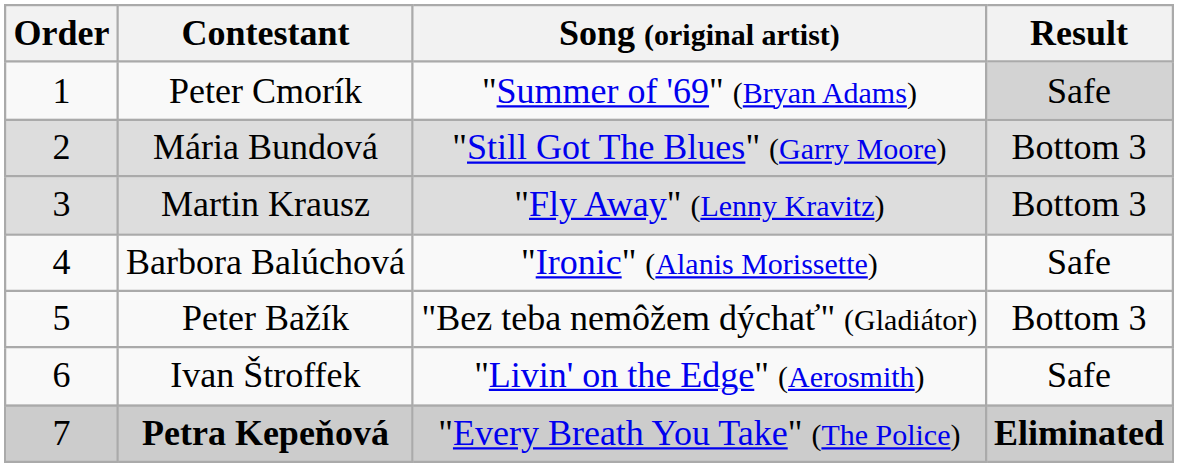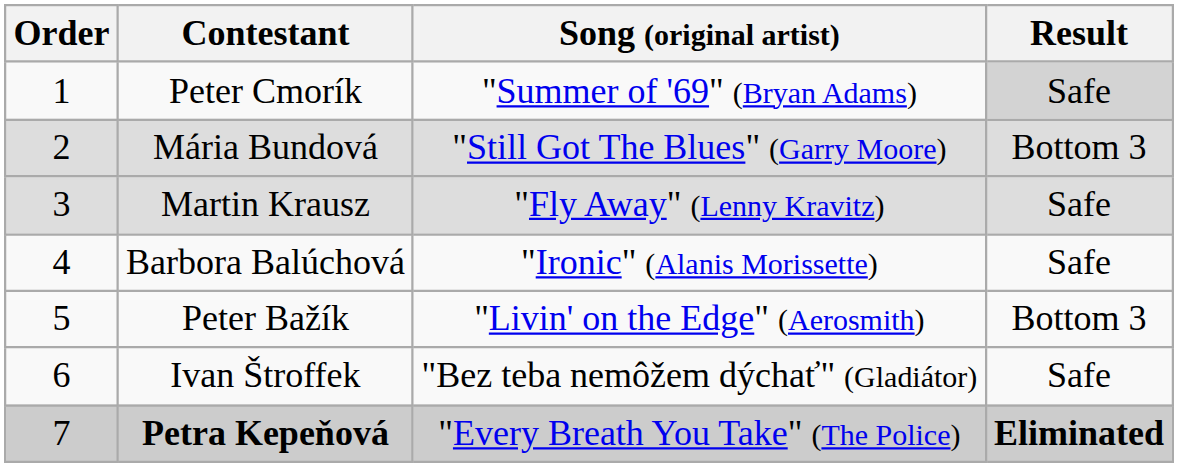(1079, 204) Bottom 3 -> (1079, 204) Safe
(699, 318) "Bez teba nemôžem dýchať" (Gladiátor) -> (699, 318) "Livin' on the Edge" (Aerosmith)
(699, 375) "Livin' on the Edge" (Aerosmith) -> (699, 375) "Bez teba nemôžem dýchať" (Gladiátor)
